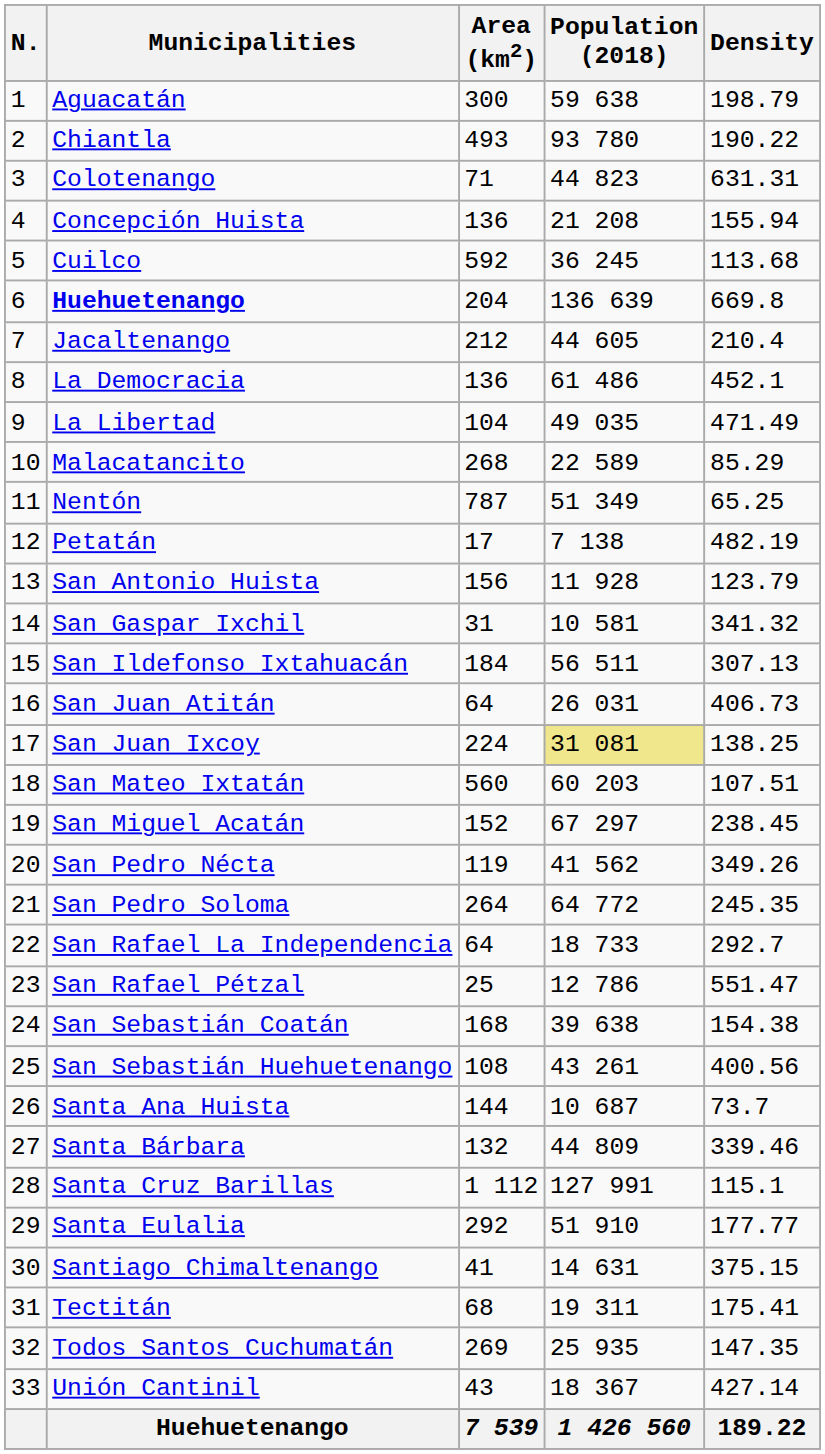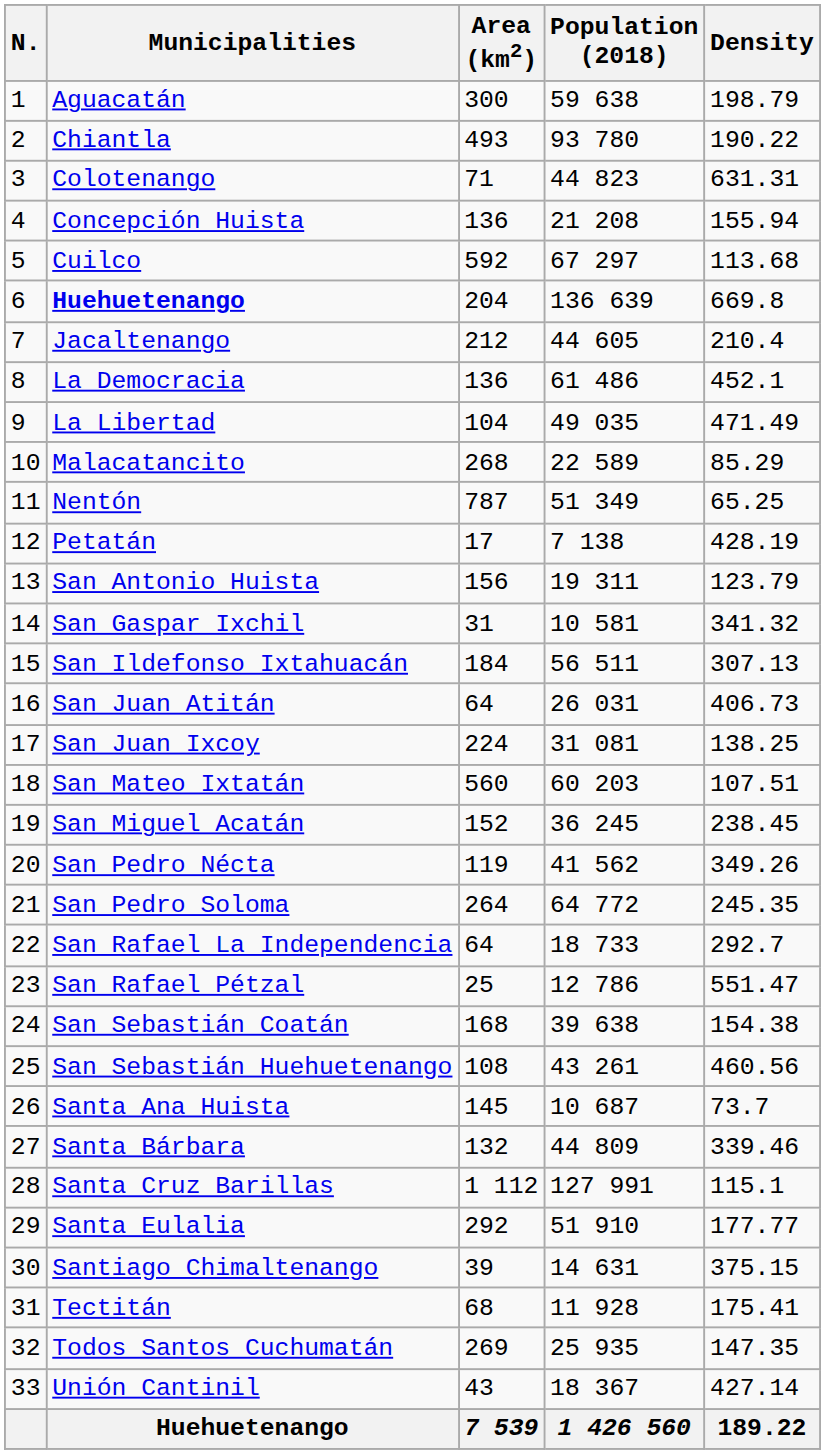(595, 261) 36 245 -> (595, 261) 67 297
(755, 543) 482.19 -> (755, 543) 428.19
(595, 583) 11 928 -> (595, 583) 19 311
(595, 744) khaki background -> (595, 744) no background
(595, 825) 67 297 -> (595, 825) 36 245
(755, 1066) 400.56 -> (755, 1066) 460.56
(486, 1107) 144 -> (486, 1107) 145
(479, 1268) 41 -> (479, 1268) 39
(595, 1308) 19 311 -> (595, 1308) 11 928
